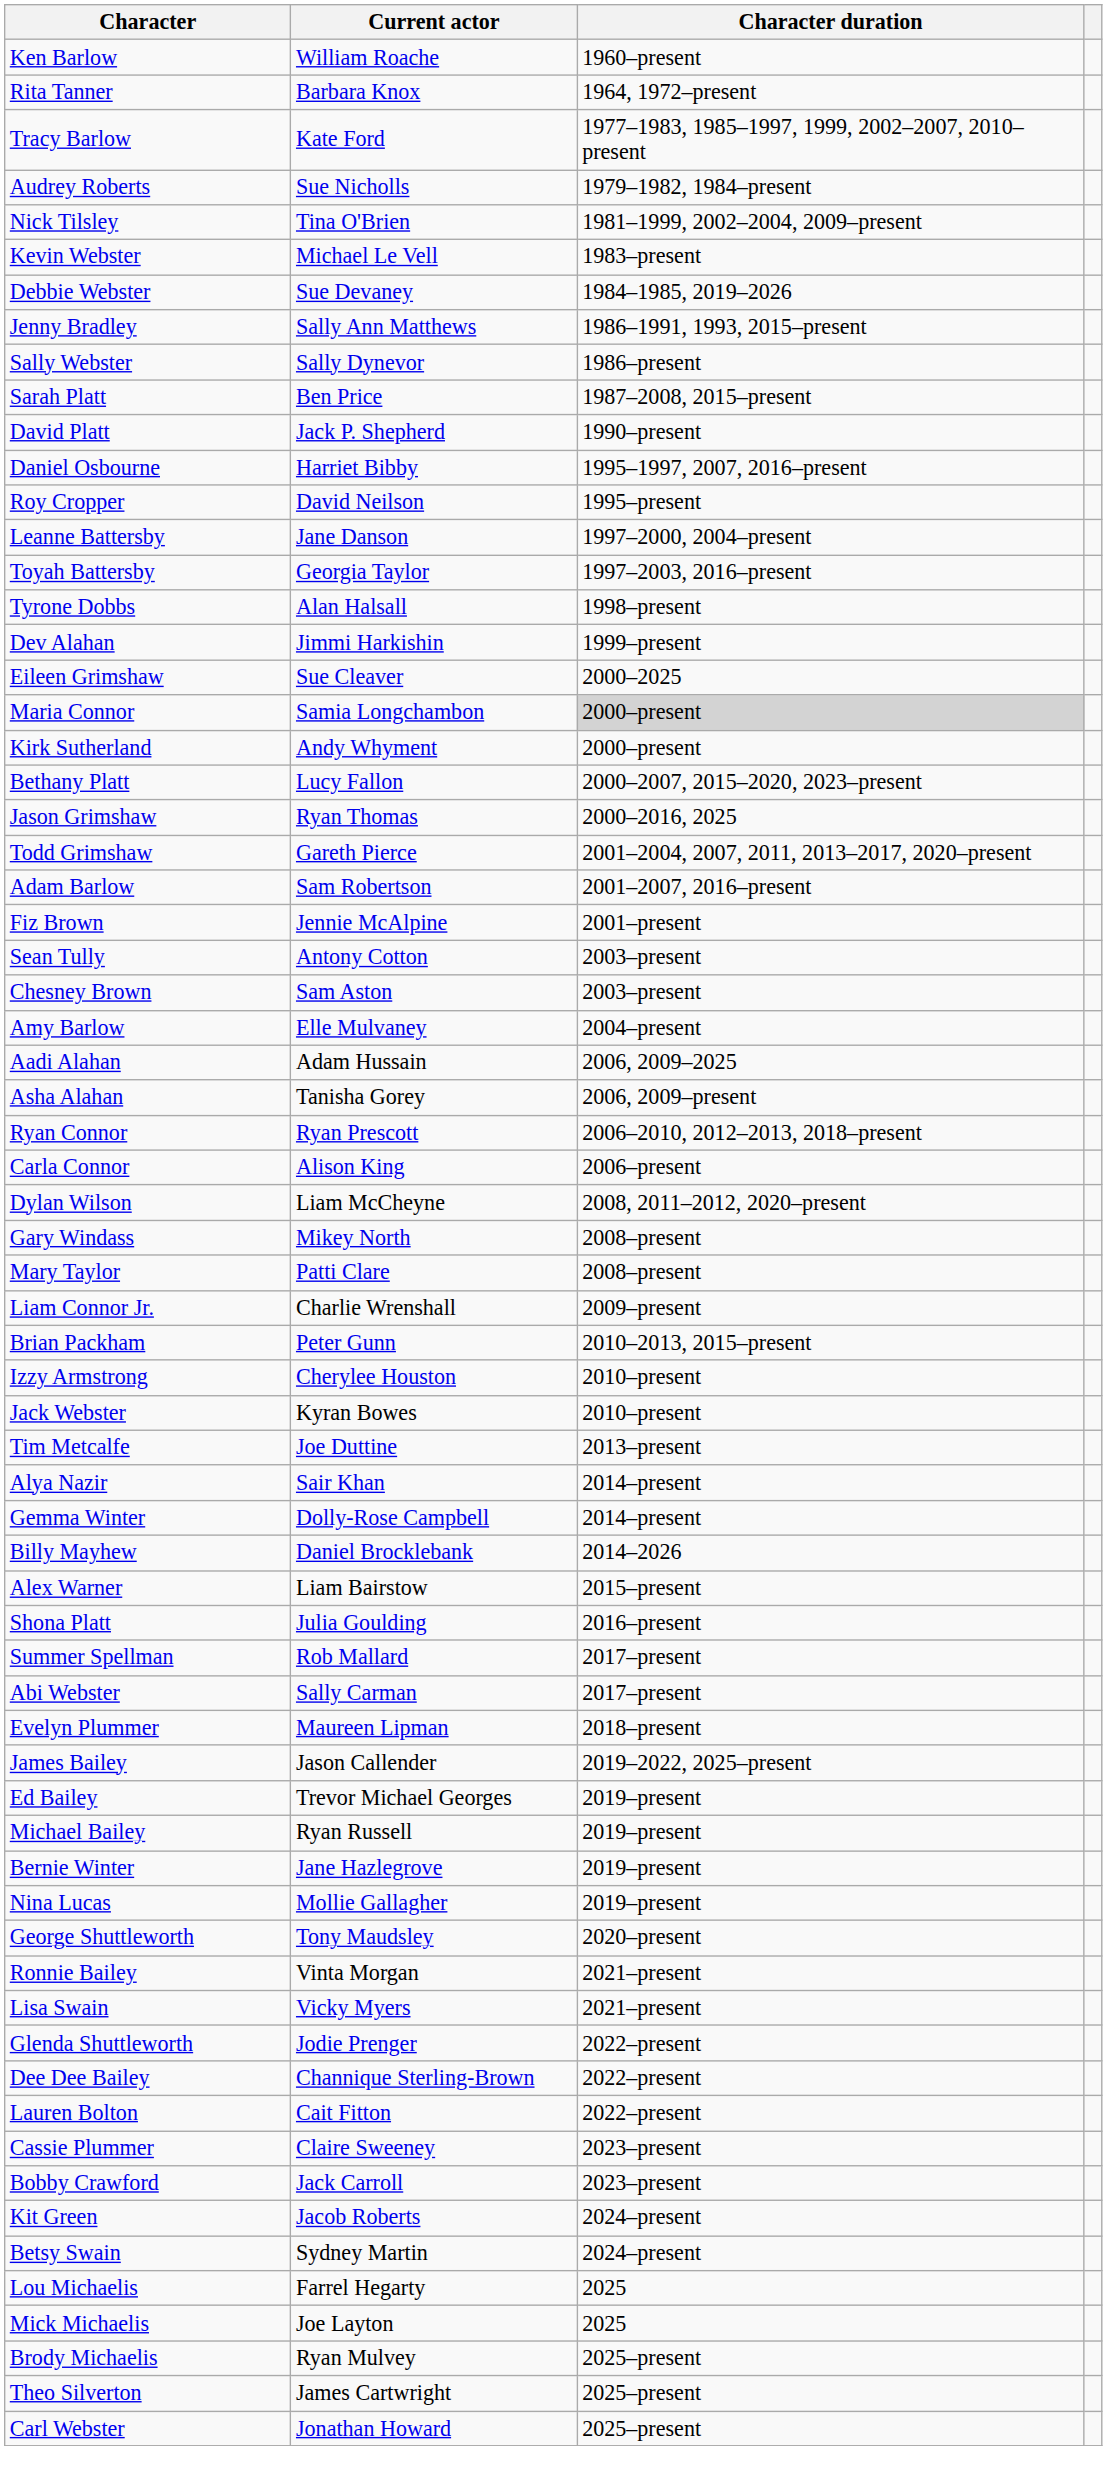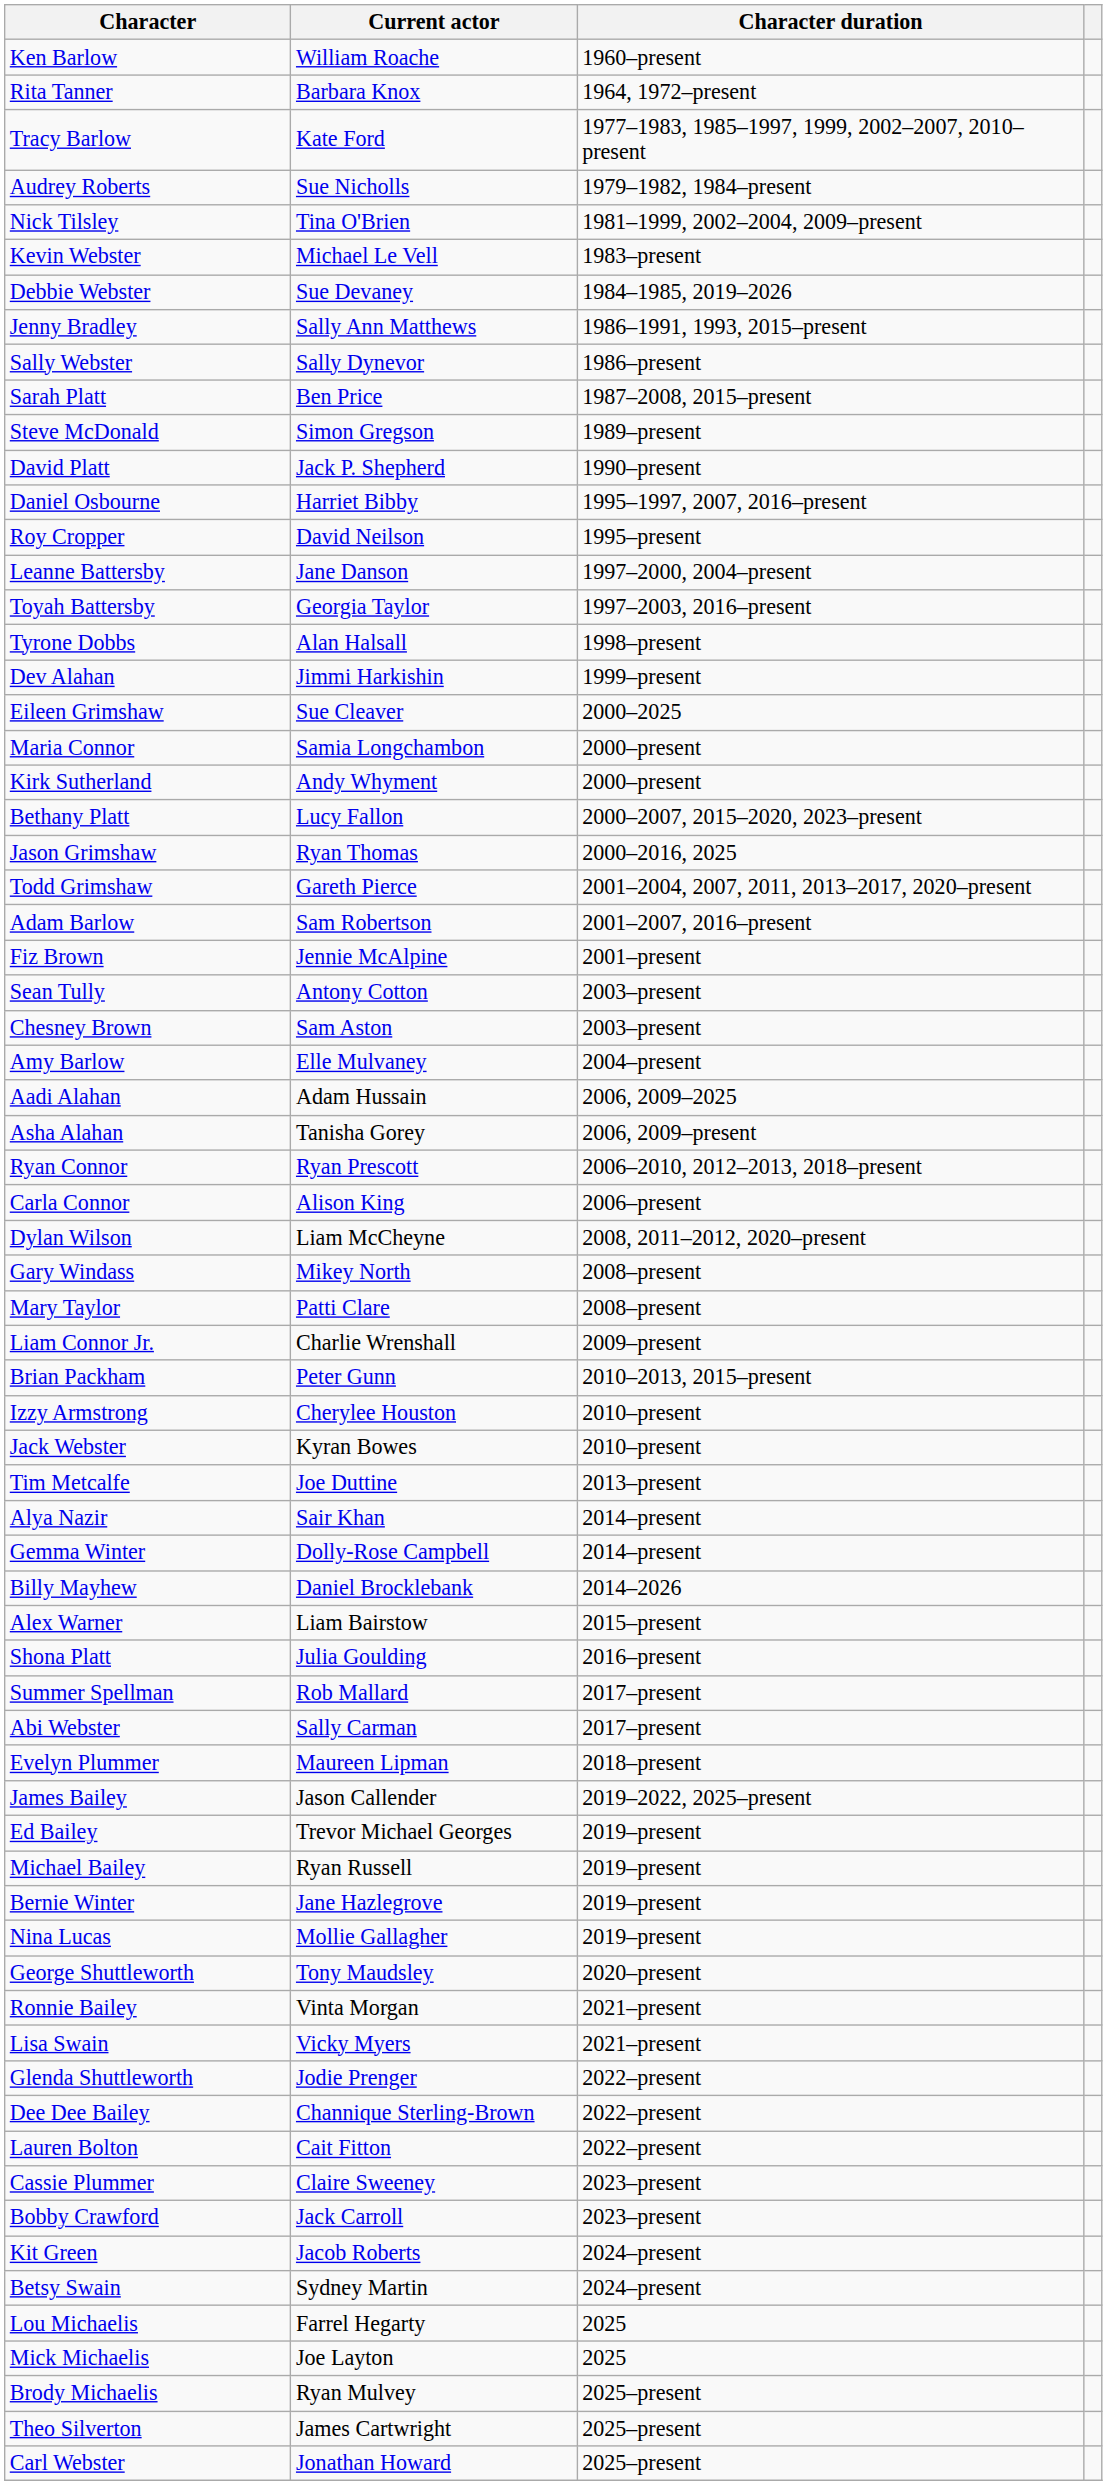+ row: (84, 432)
(642, 712) lightgrey background -> (642, 747) no background
